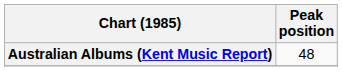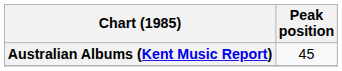(306, 54) 48 -> (306, 54) 45
